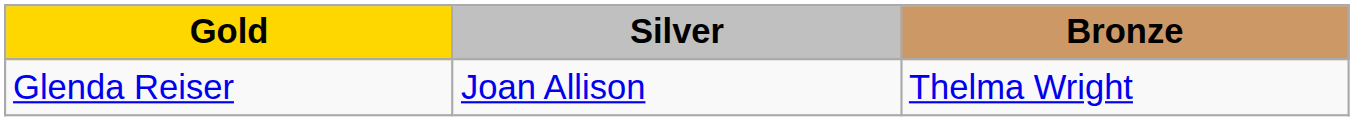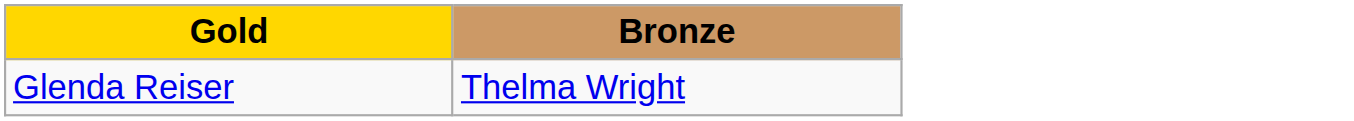- column: (677, 31)
